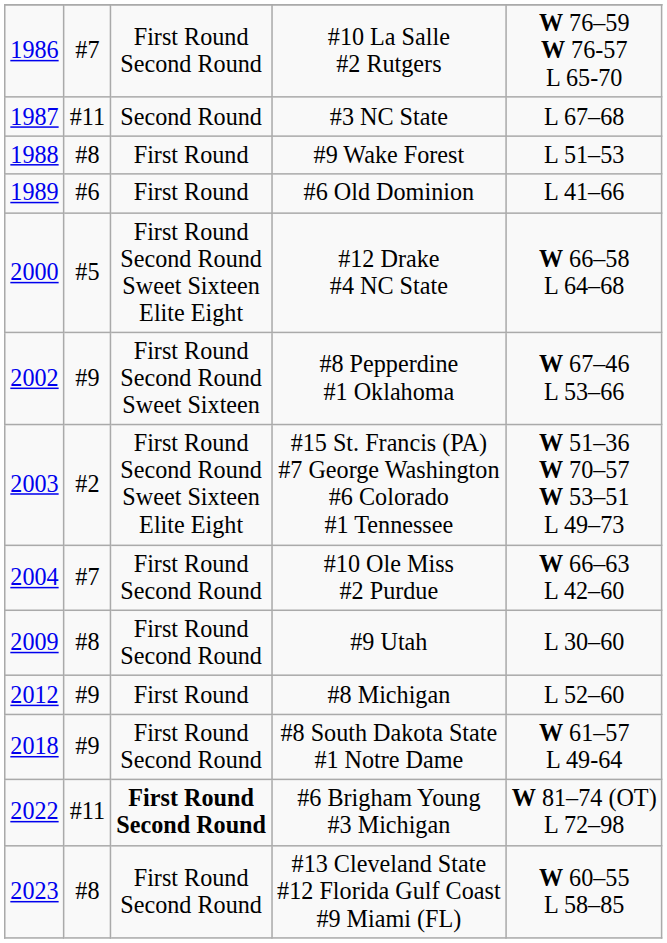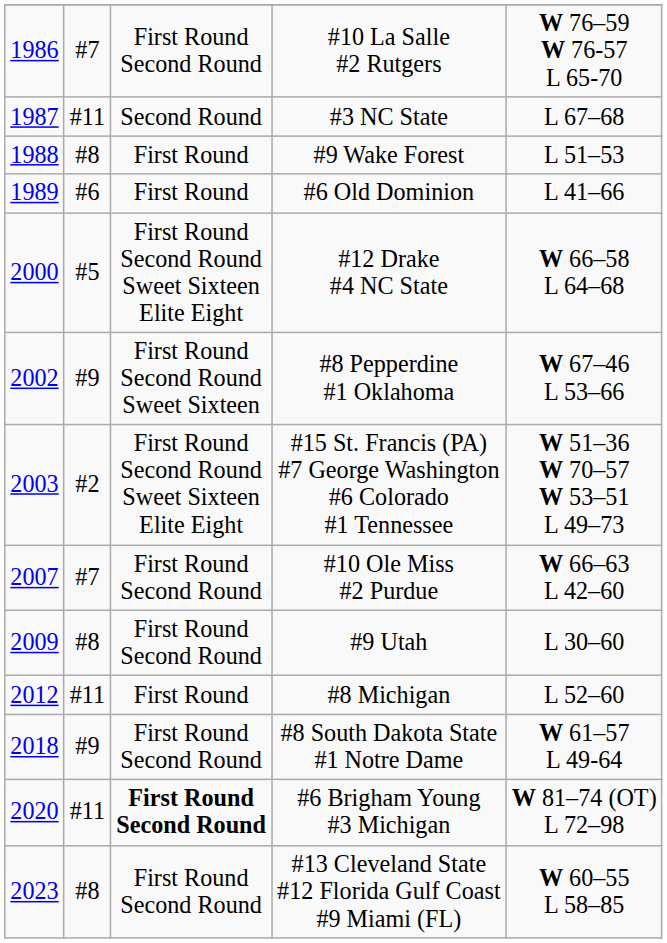(34, 577) 2004 -> (34, 577) 2007
(87, 694) #9 -> (87, 694) #11
(34, 812) 2022 -> (34, 812) 2020
